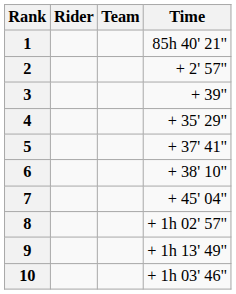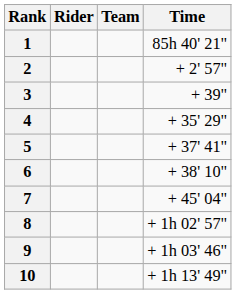(187, 250) + 1h 13' 49" -> (187, 250) + 1h 03' 46"
(187, 276) + 1h 03' 46" -> (187, 276) + 1h 13' 49"
